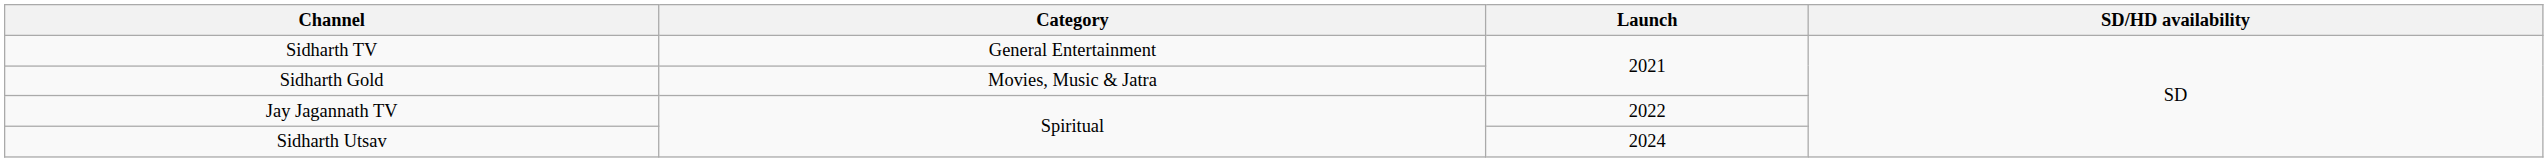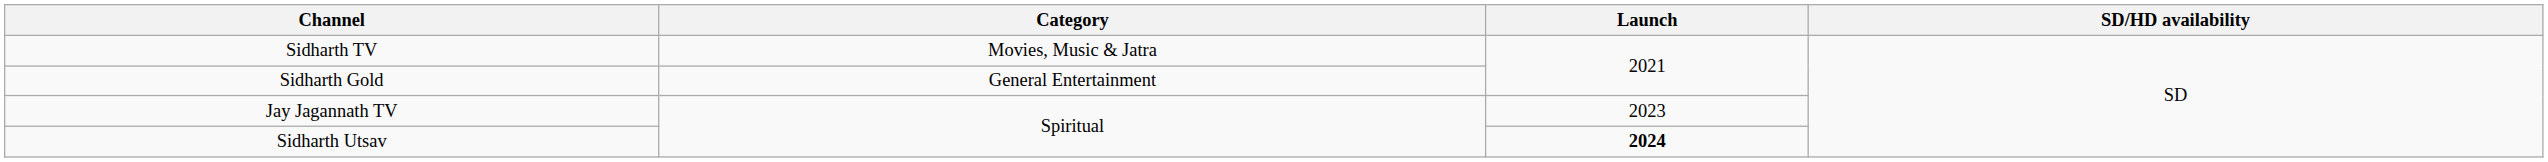(1072, 50) General Entertainment -> (1072, 50) Movies, Music & Jatra
(1072, 80) Movies, Music & Jatra -> (1072, 80) General Entertainment
(1647, 111) 2022 -> (1647, 111) 2023
(1647, 141) normal -> (1647, 141) bold
